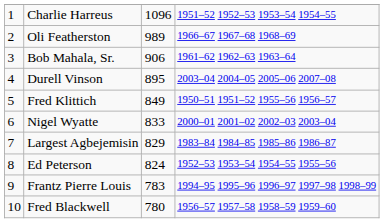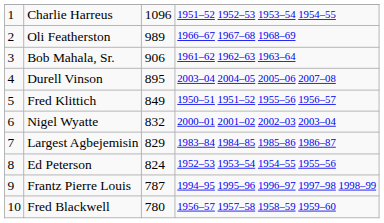(155, 121) 833 -> (155, 121) 832
(155, 185) 783 -> (155, 185) 787
